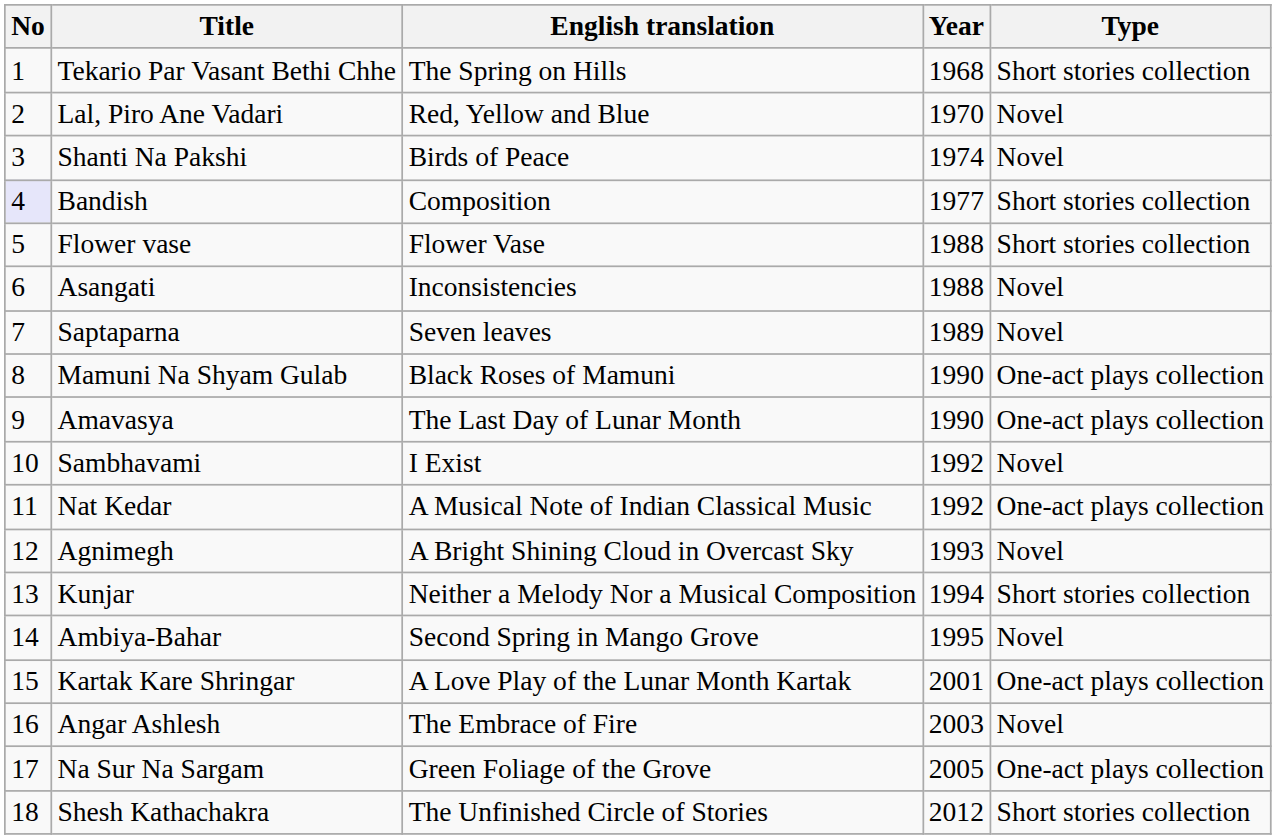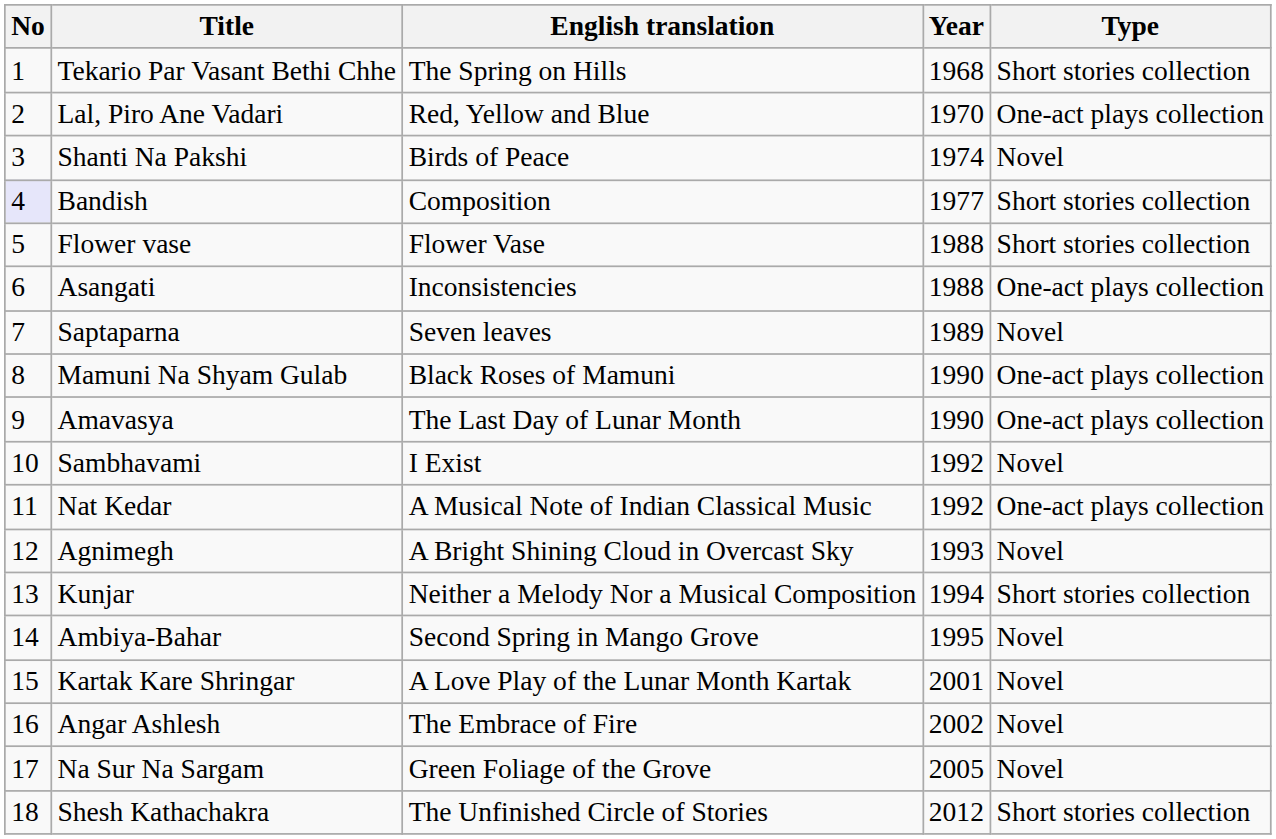(1030, 113) Novel -> (1130, 113) One-act plays collection
(1030, 288) Novel -> (1130, 288) One-act plays collection
(1130, 680) One-act plays collection -> (1030, 680) Novel
(956, 724) 2003 -> (956, 724) 2002
(1130, 768) One-act plays collection -> (1030, 768) Novel
